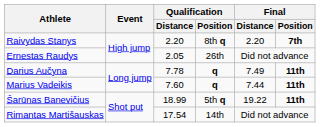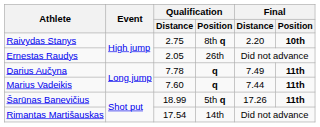(175, 41) 2.20 -> (175, 41) 2.75
(295, 41) 7th -> (295, 41) 10th
(255, 100) 19.22 -> (255, 100) 17.26
